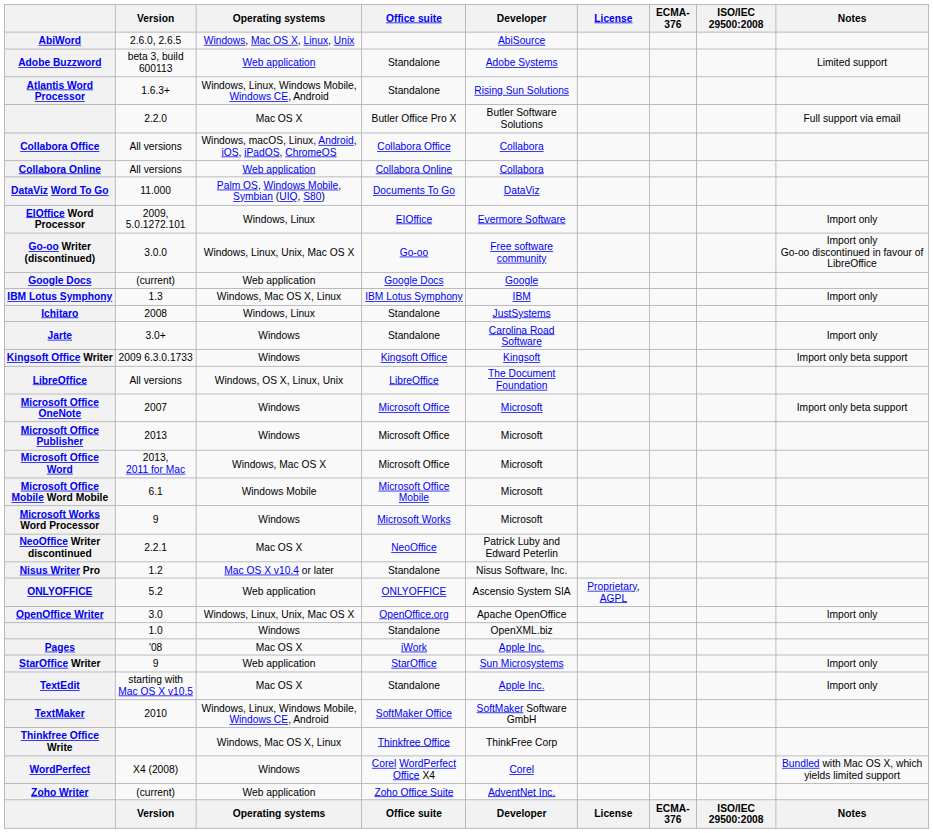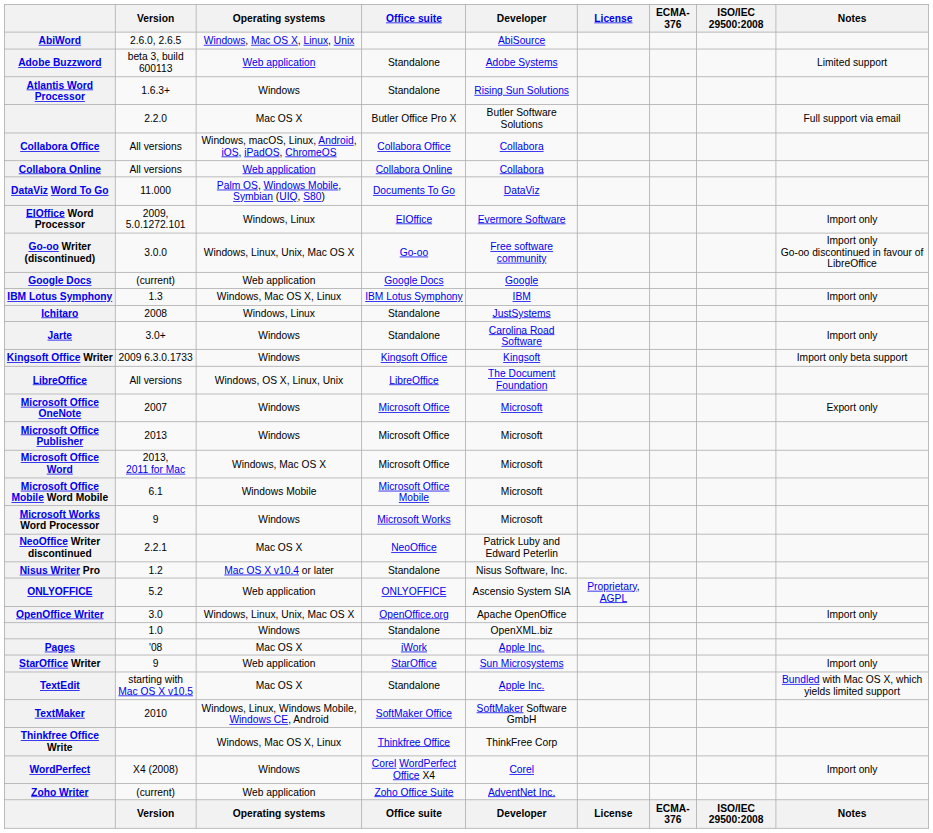(279, 91) Windows, Linux, Windows Mobile, Windows CE, Android -> (279, 91) Windows
(852, 408) Import only beta support -> (852, 408) Export only
(852, 686) Import only -> (852, 686) Bundled with Mac OS X, which yields limited support
(852, 770) Bundled with Mac OS X, which yields limited support -> (852, 770) Import only
